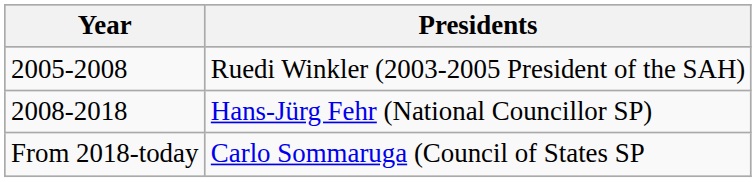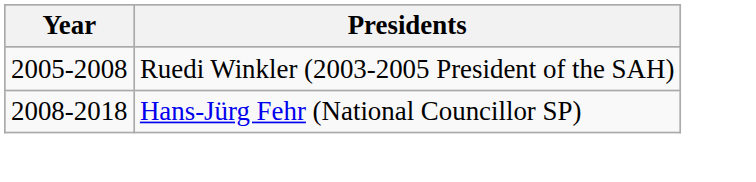- row: (428, 153)
